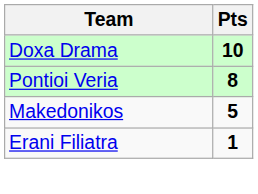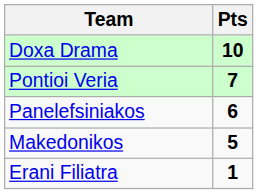(233, 81) 8 -> (233, 81) 7
+ row: (77, 111)
